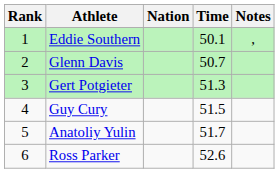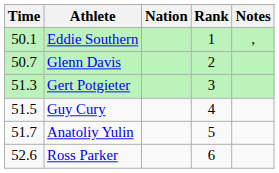columns swapped: (25, 16) <-> (213, 16)
